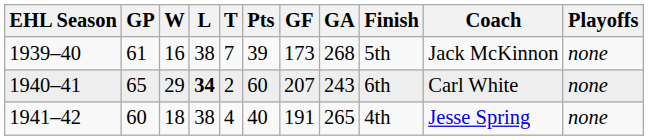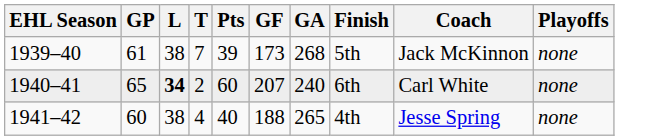- column: (174, 20)
(339, 85) 243 -> (310, 85) 240
(299, 118) 191 -> (269, 118) 188
